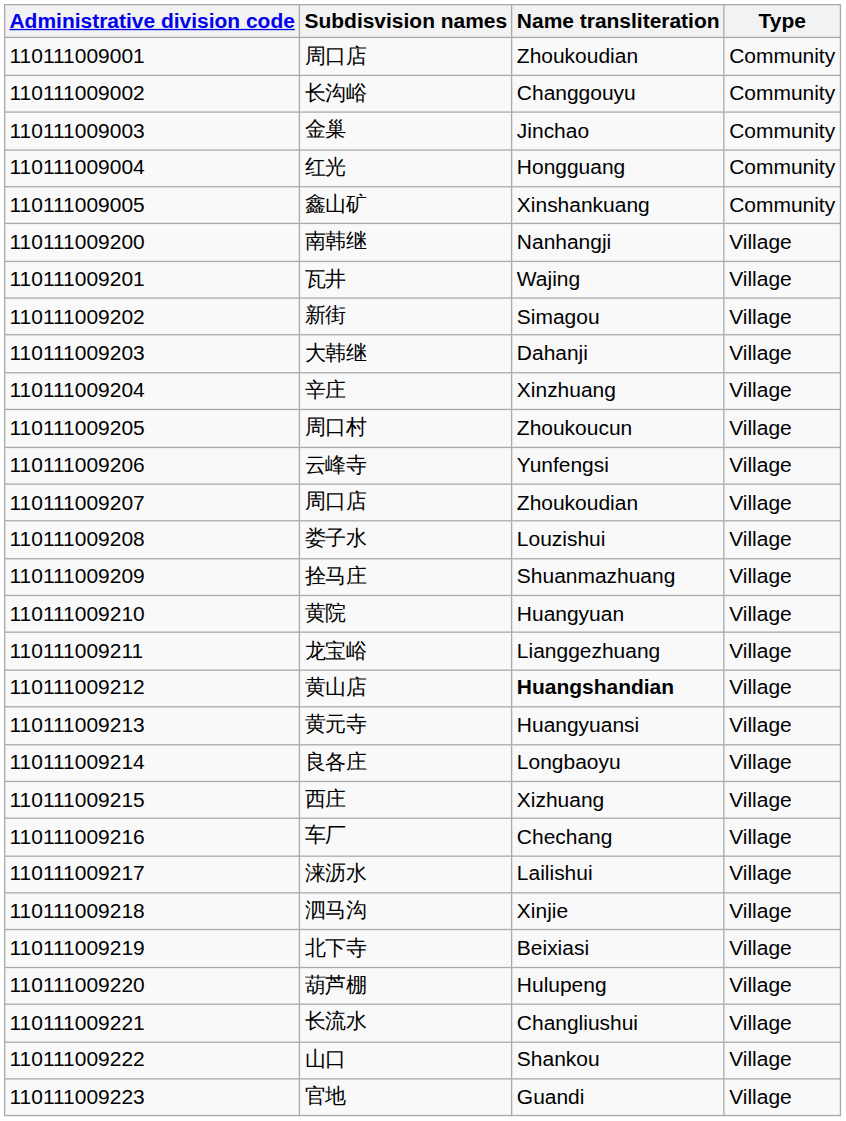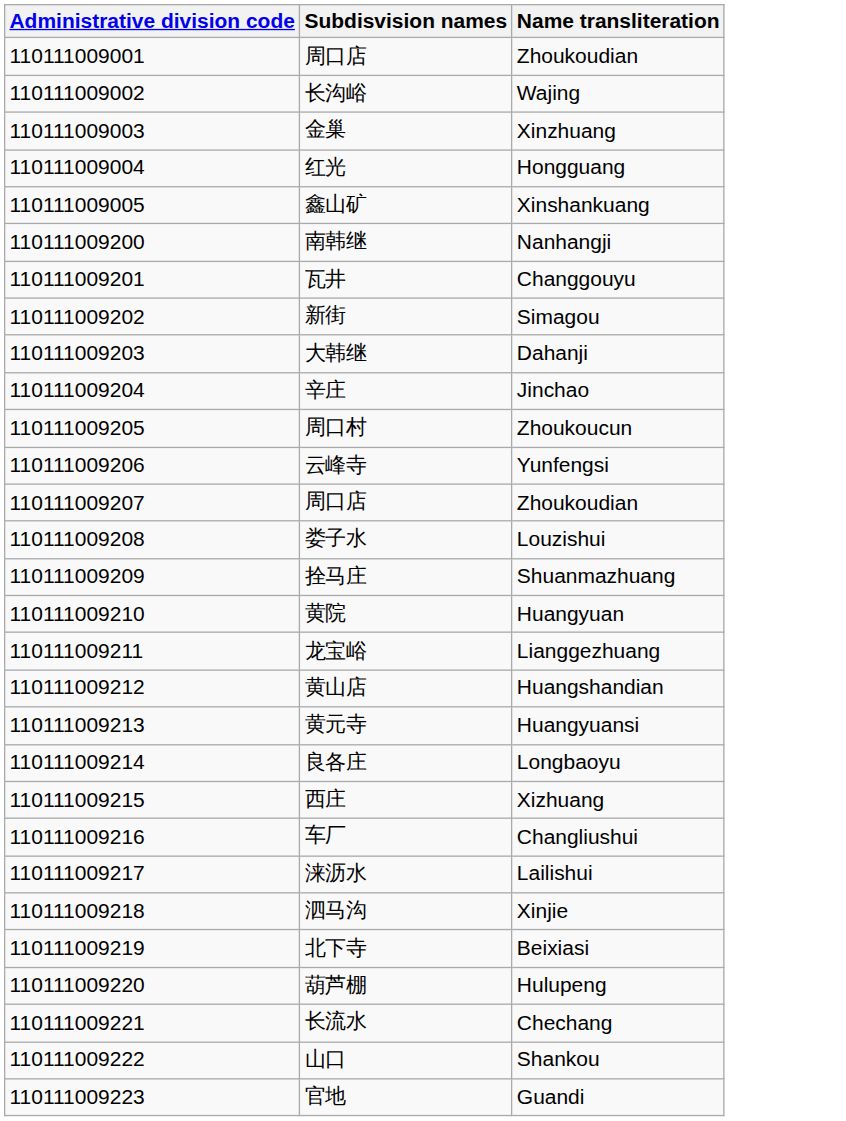- column: (782, 21)
(576, 93) Changgouyu -> (548, 93) Wajing
(553, 130) Jinchao -> (566, 130) Xinzhuang
(548, 279) Wajing -> (576, 279) Changgouyu
(566, 390) Xinzhuang -> (553, 390) Jinchao
(595, 688) bold -> (590, 688) normal
(565, 836) Chechang -> (577, 836) Changliushui
(577, 1022) Changliushui -> (565, 1022) Chechang
